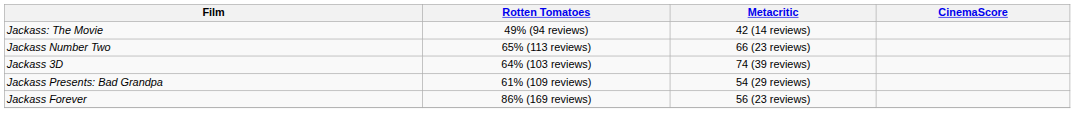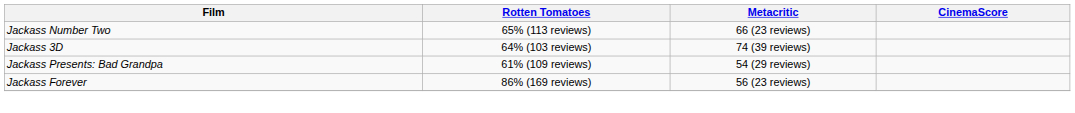- row: (55, 30)
